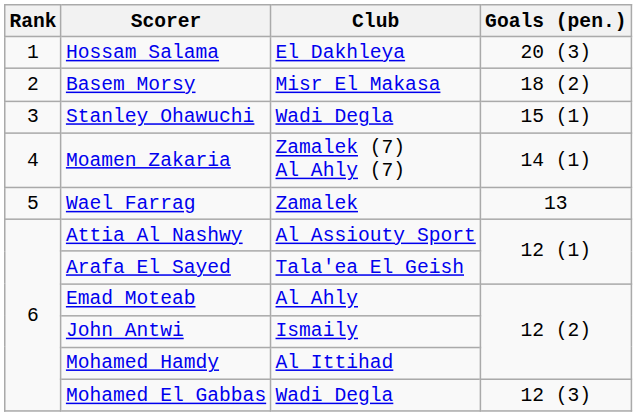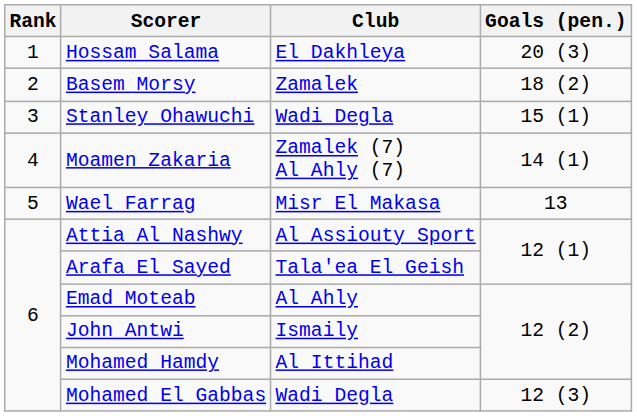(358, 85) Misr El Makasa -> (317, 85) Zamalek
(317, 203) Zamalek -> (358, 203) Misr El Makasa
